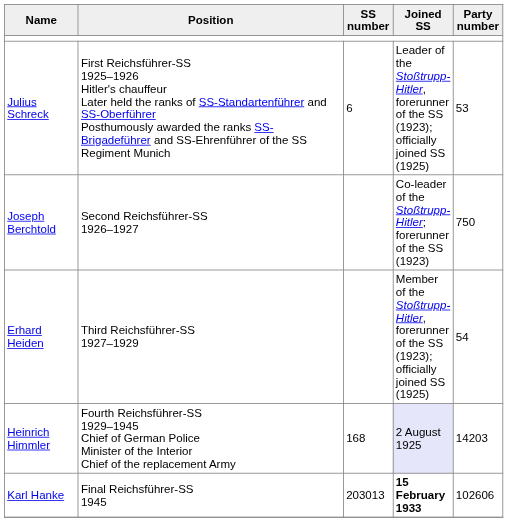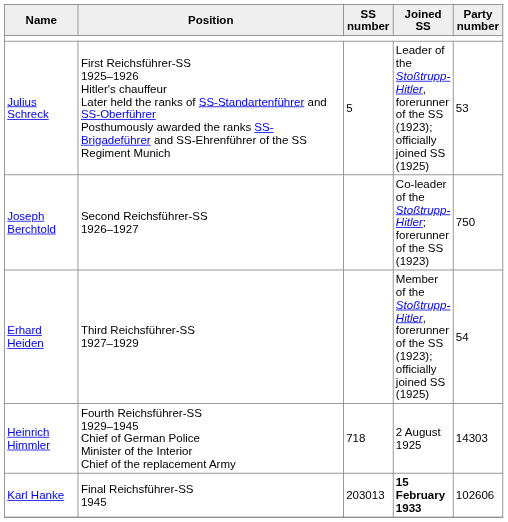(349, 108) 6 -> (349, 108) 5
(356, 438) 168 -> (356, 438) 718
(418, 438) lavender background -> (418, 438) no background
(472, 438) 14203 -> (472, 438) 14303
